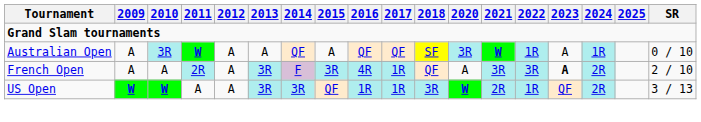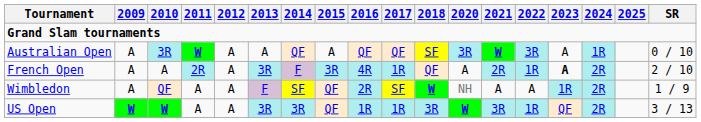(532, 52) 1R -> (532, 52) 3R
(498, 70) 3R -> (498, 70) 2R
(532, 70) 3R -> (532, 70) 1R
+ row: (39, 89)
(498, 89) 2R -> (498, 108) 3R
